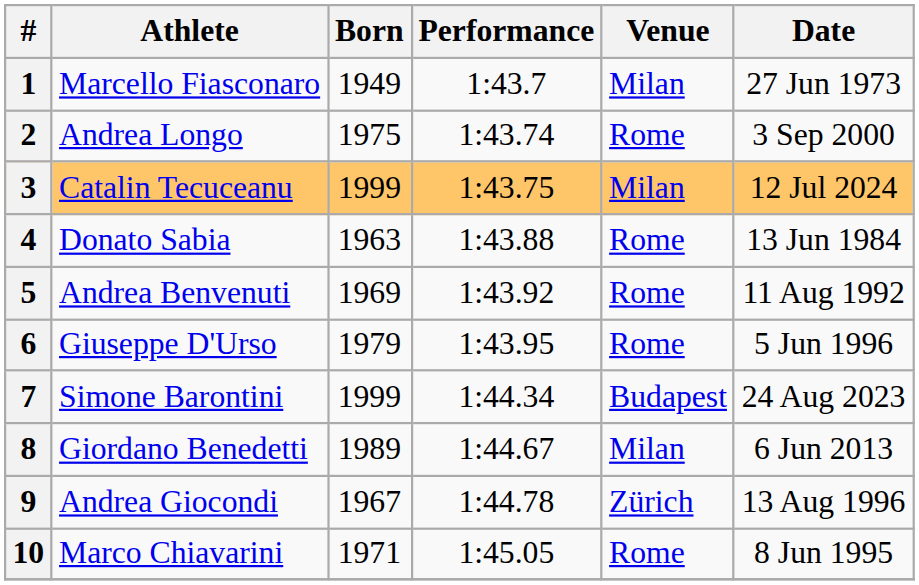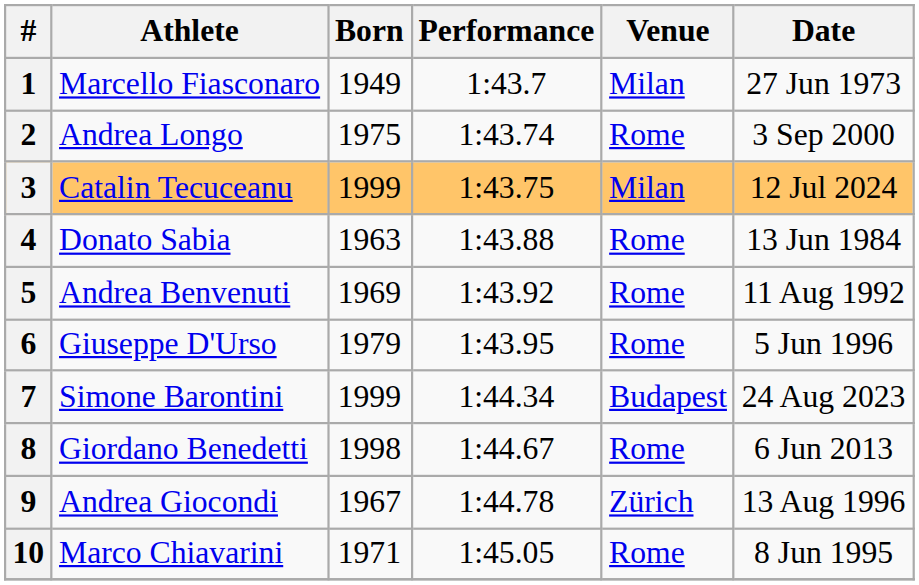(369, 449) 1989 -> (369, 449) 1998
(647, 449) Milan -> (647, 449) Rome
